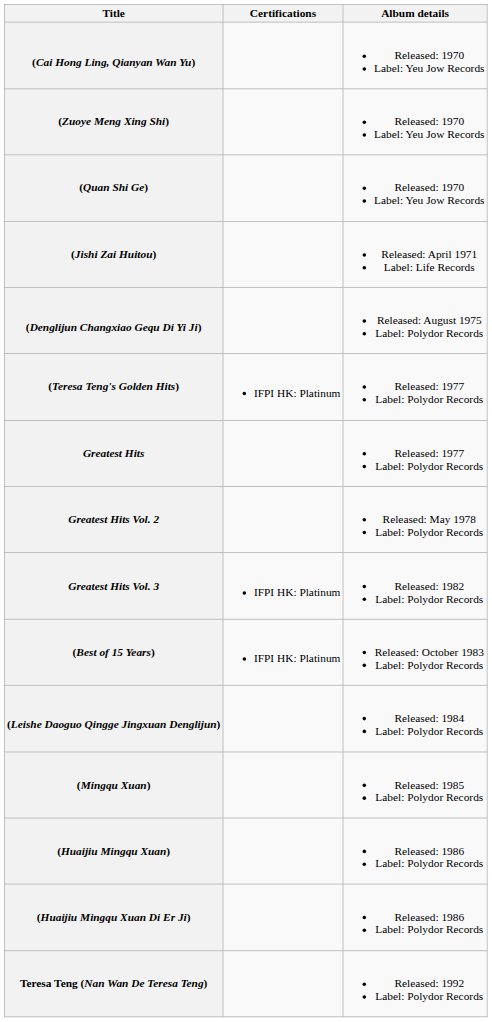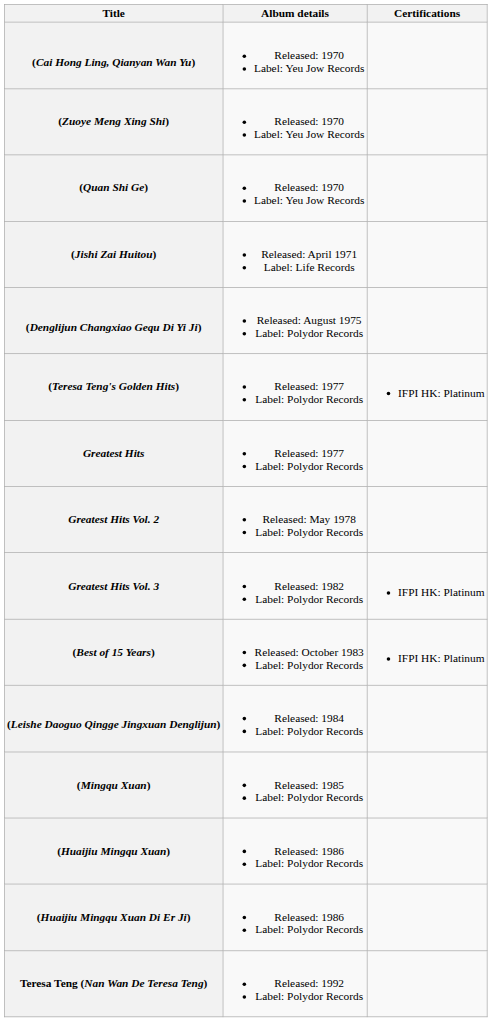columns swapped: (415, 13) <-> (283, 13)
